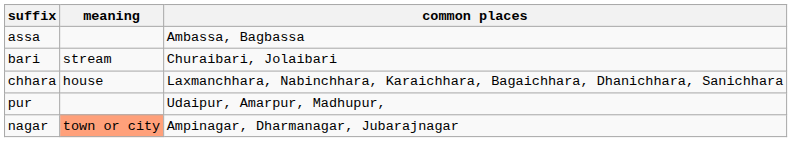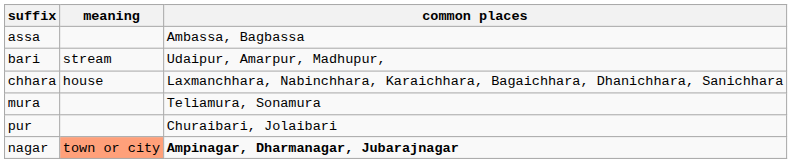(252, 60) Churaibari, Jolaibari -> (276, 60) Udaipur, Amarpur, Madhupur,
+ row: (24, 104)
(276, 104) Udaipur, Amarpur, Madhupur, -> (252, 126) Churaibari, Jolaibari
(313, 126) normal -> (313, 148) bold
